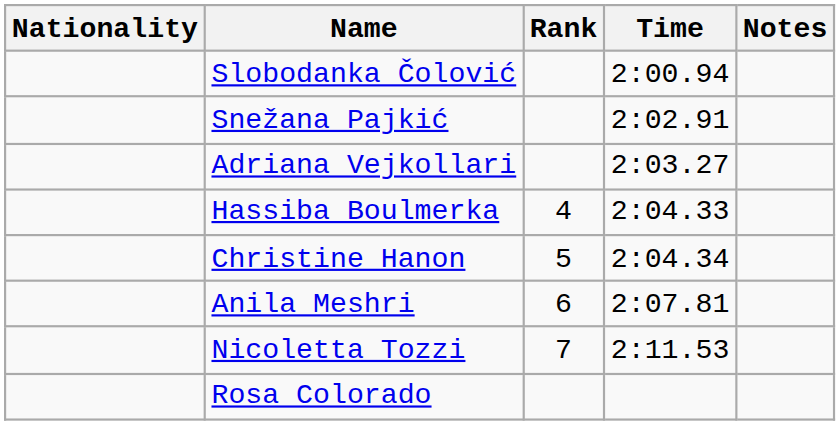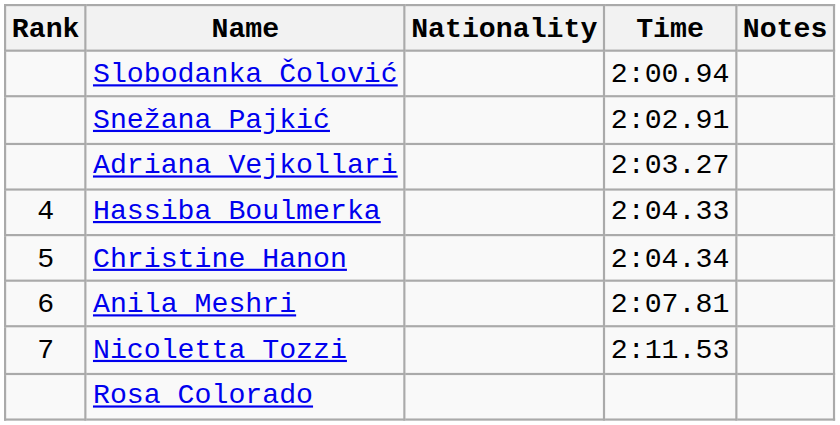columns swapped: (564, 28) <-> (105, 28)
